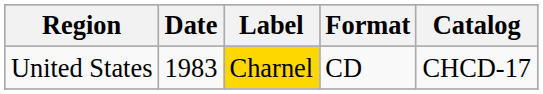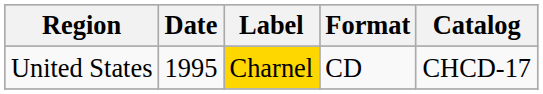(191, 67) 1983 -> (191, 67) 1995
